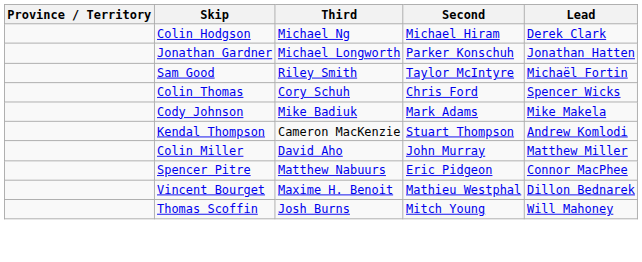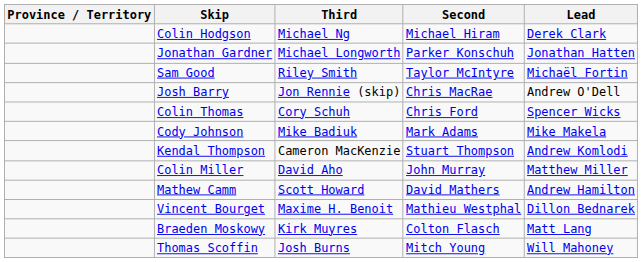+ row: (193, 92)
+ row: (197, 190)
- row: (204, 170)
+ row: (211, 229)
